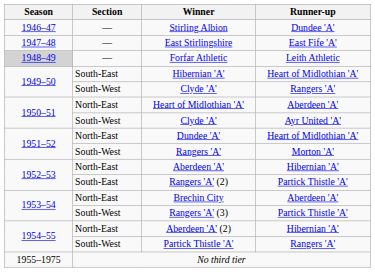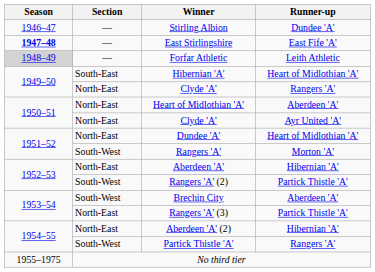(39, 43) normal -> (39, 43) bold
(98, 89) South-West -> (97, 89) North-East
(98, 120) South-West -> (97, 120) North-East
(97, 182) South-East -> (98, 182) South-West
(97, 197) North-East -> (98, 197) South-West
(98, 213) South-West -> (97, 213) North-East
